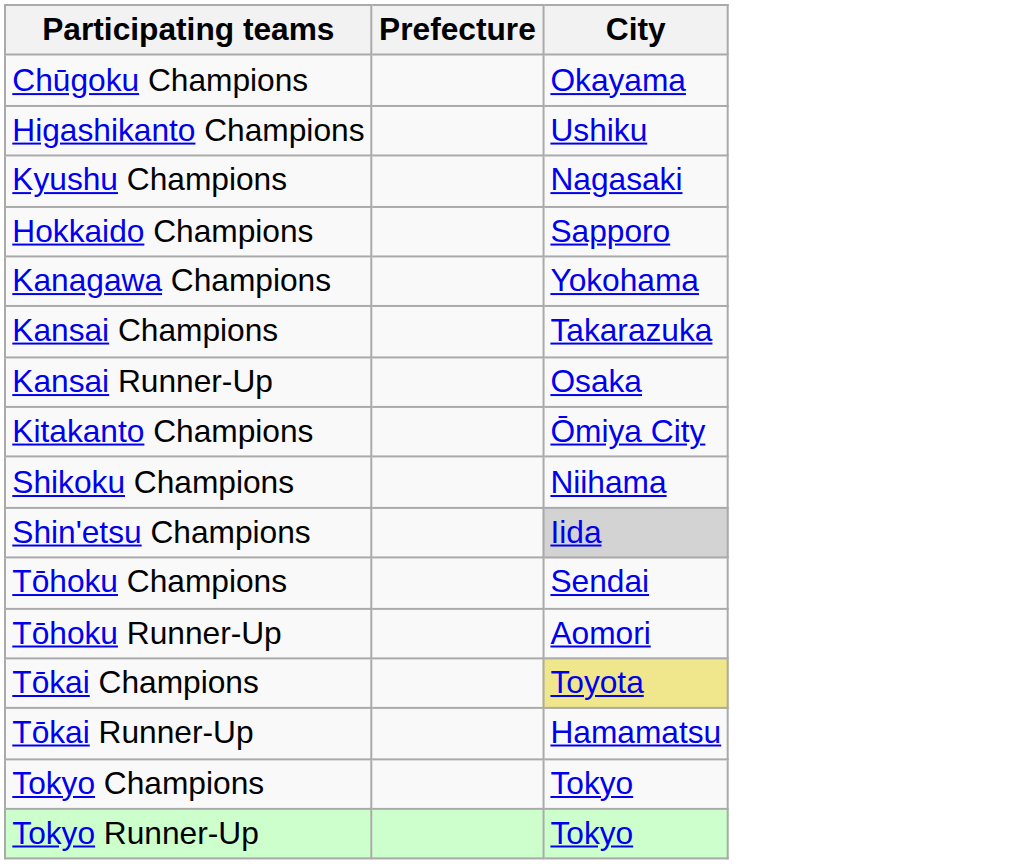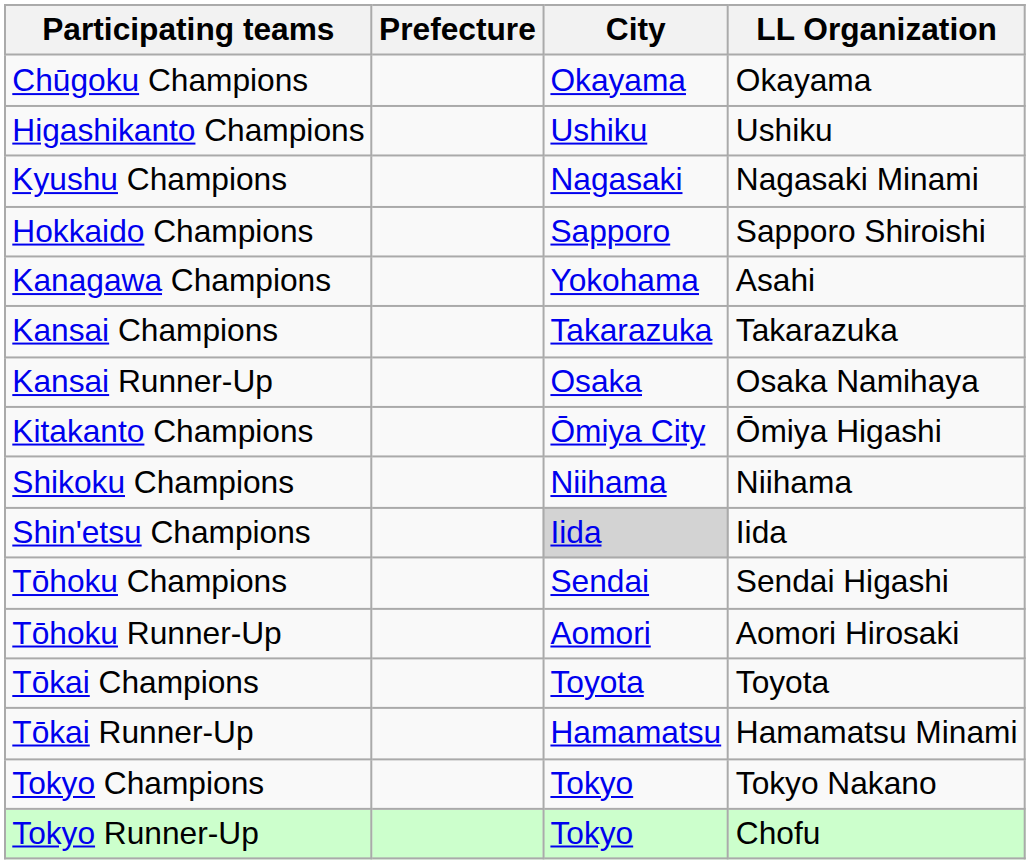+ column: (877, 29)
(597, 682) khaki background -> (597, 682) no background
